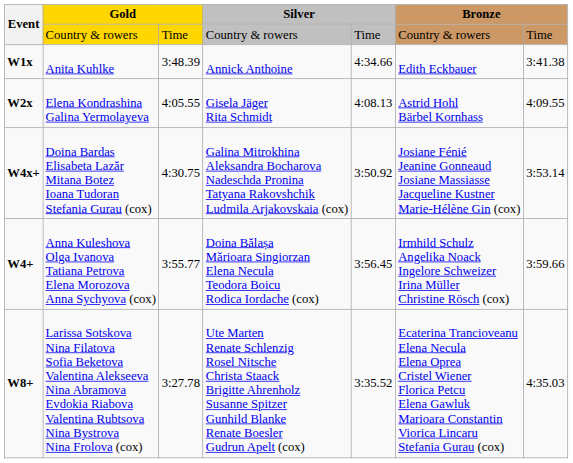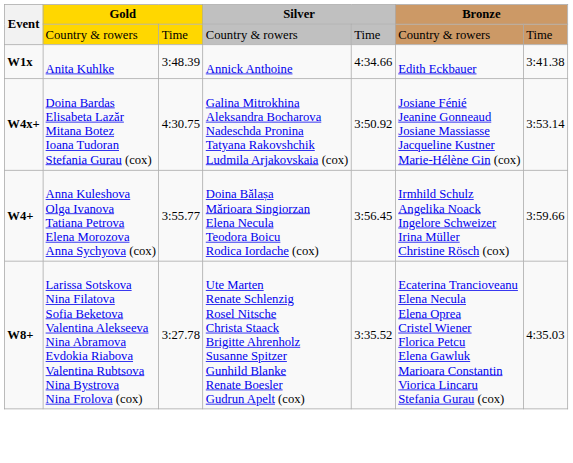- row: (20, 103)
